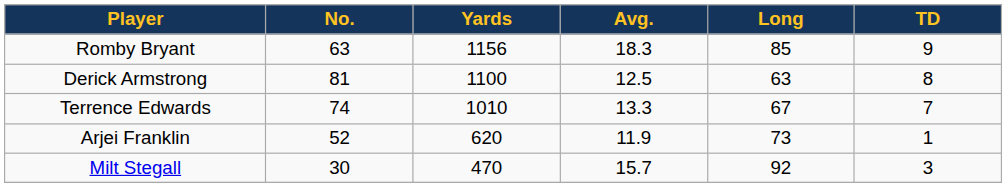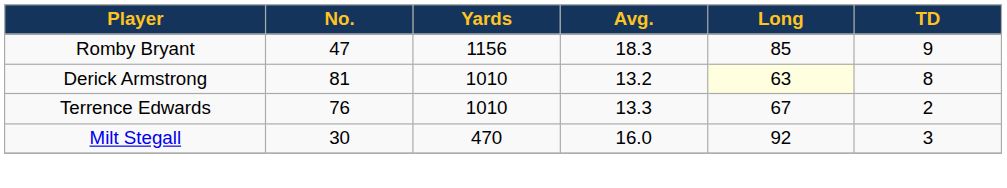(340, 49) 63 -> (340, 49) 47
(487, 78) 1100 -> (487, 78) 1010
(634, 78) 12.5 -> (634, 78) 13.2
(781, 78) no background -> (781, 78) lightyellow background
(340, 108) 74 -> (340, 108) 76
(928, 108) 7 -> (928, 108) 2
- row: (135, 138)
(634, 167) 15.7 -> (634, 138) 16.0
